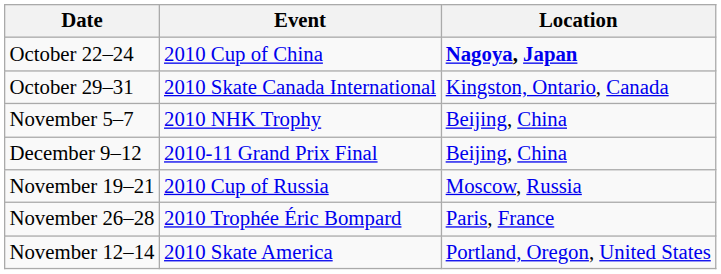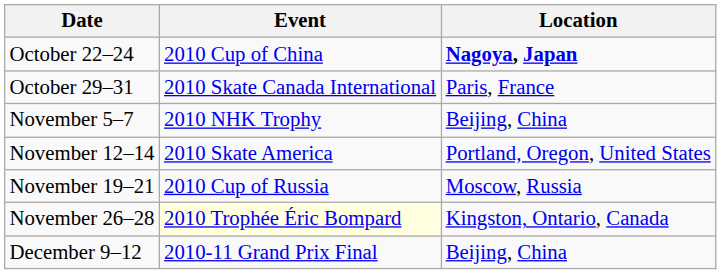(557, 86) Kingston, Ontario, Canada -> (500, 86) Paris, France
rows swapped: (82, 251) <-> (76, 152)
(283, 218) no background -> (283, 218) lightyellow background
(500, 218) Paris, France -> (557, 218) Kingston, Ontario, Canada
